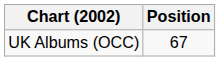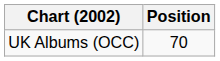(179, 42) 67 -> (179, 42) 70
